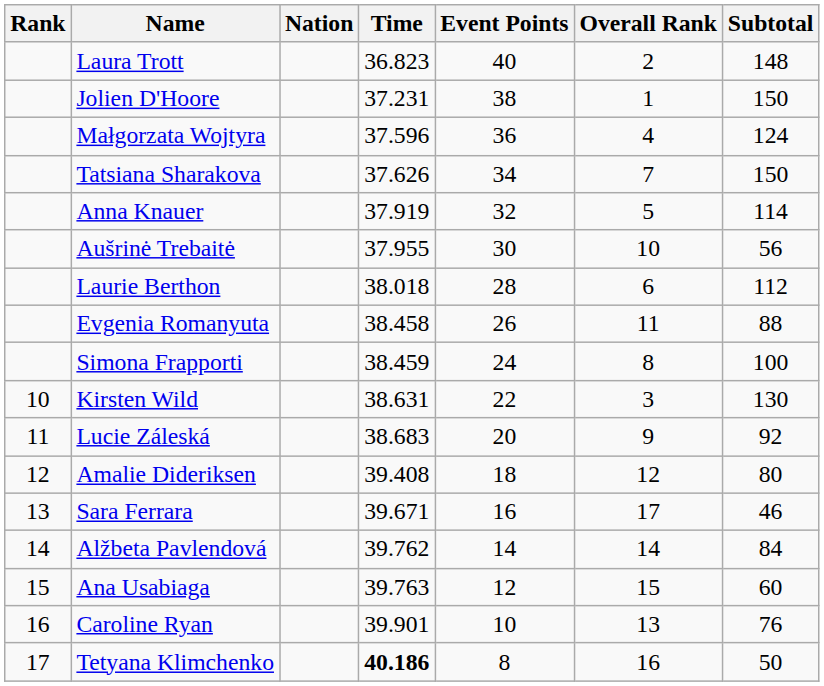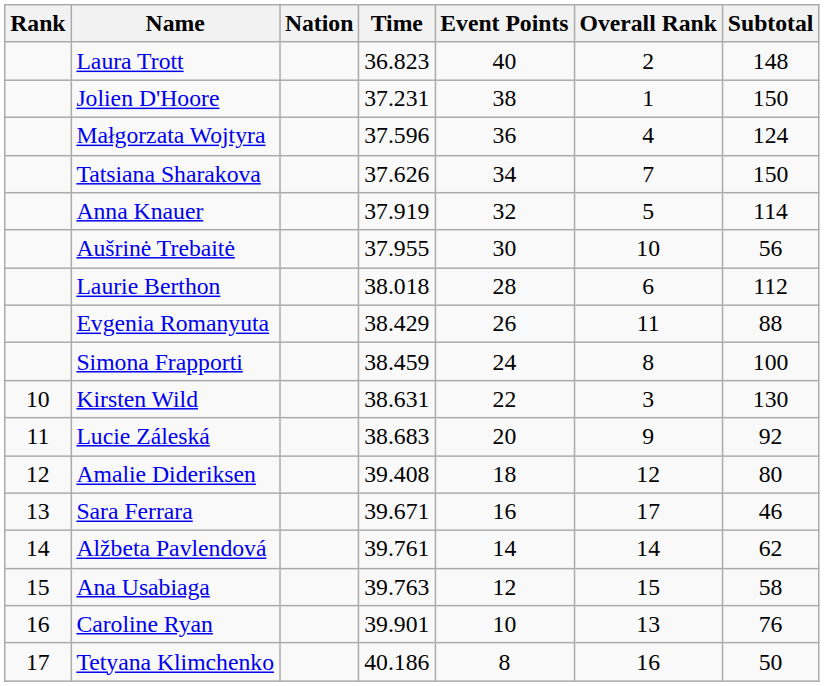(397, 323) 38.458 -> (397, 323) 38.429
(397, 549) 39.762 -> (397, 549) 39.761
(771, 549) 84 -> (771, 549) 62
(771, 586) 60 -> (771, 586) 58
(397, 661) bold -> (397, 661) normal
